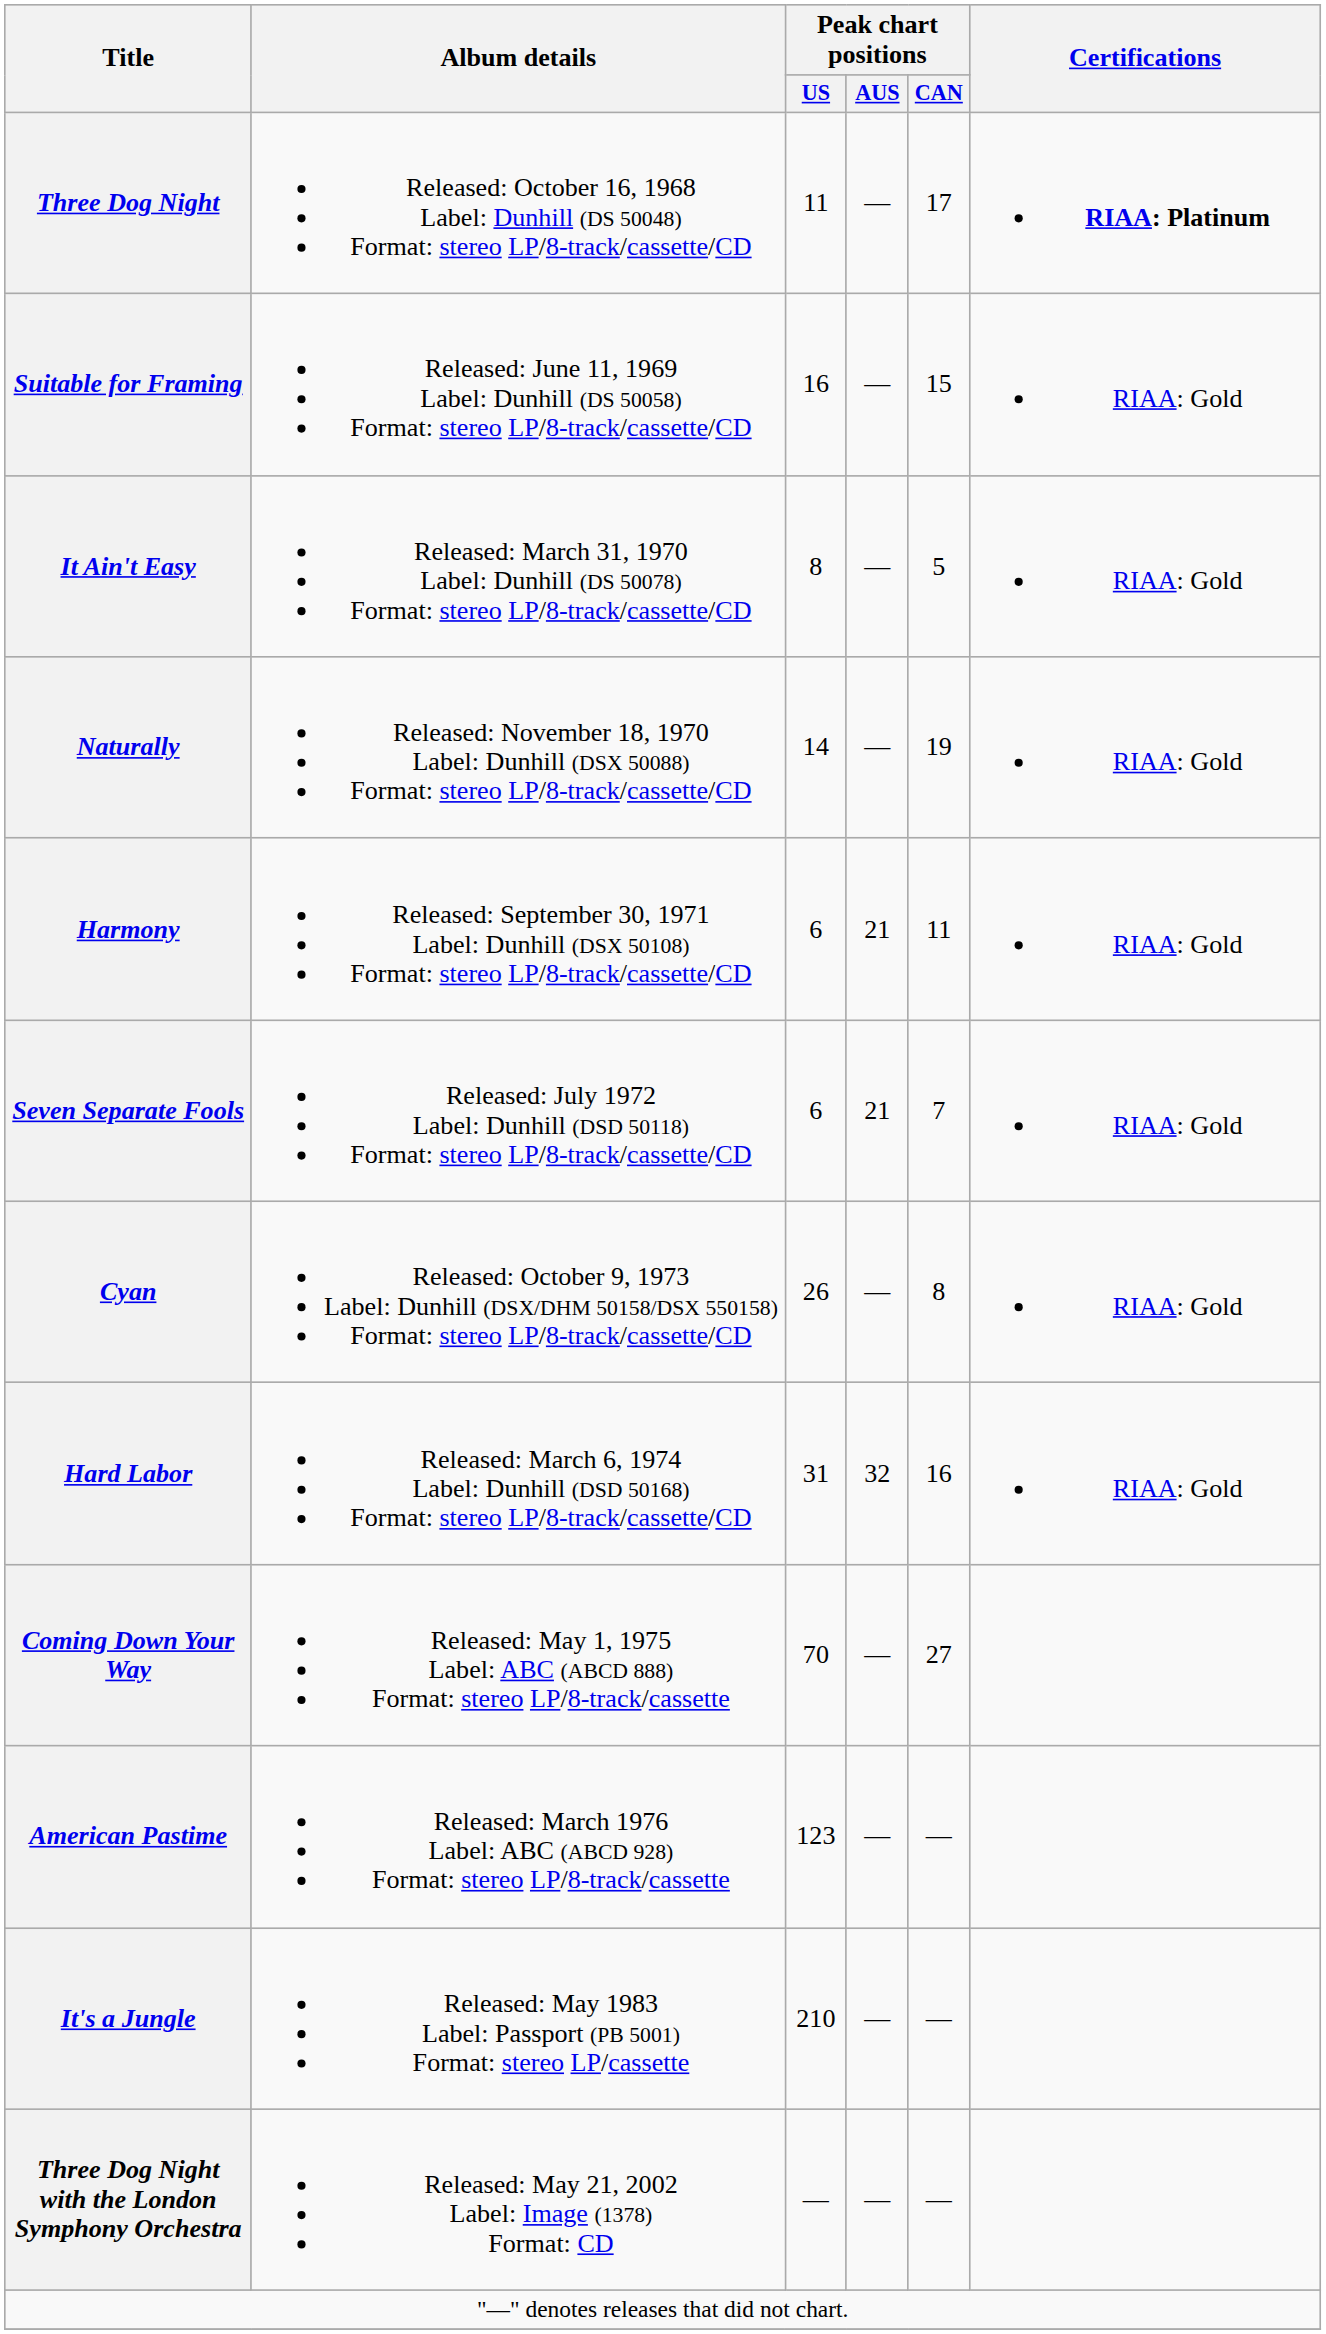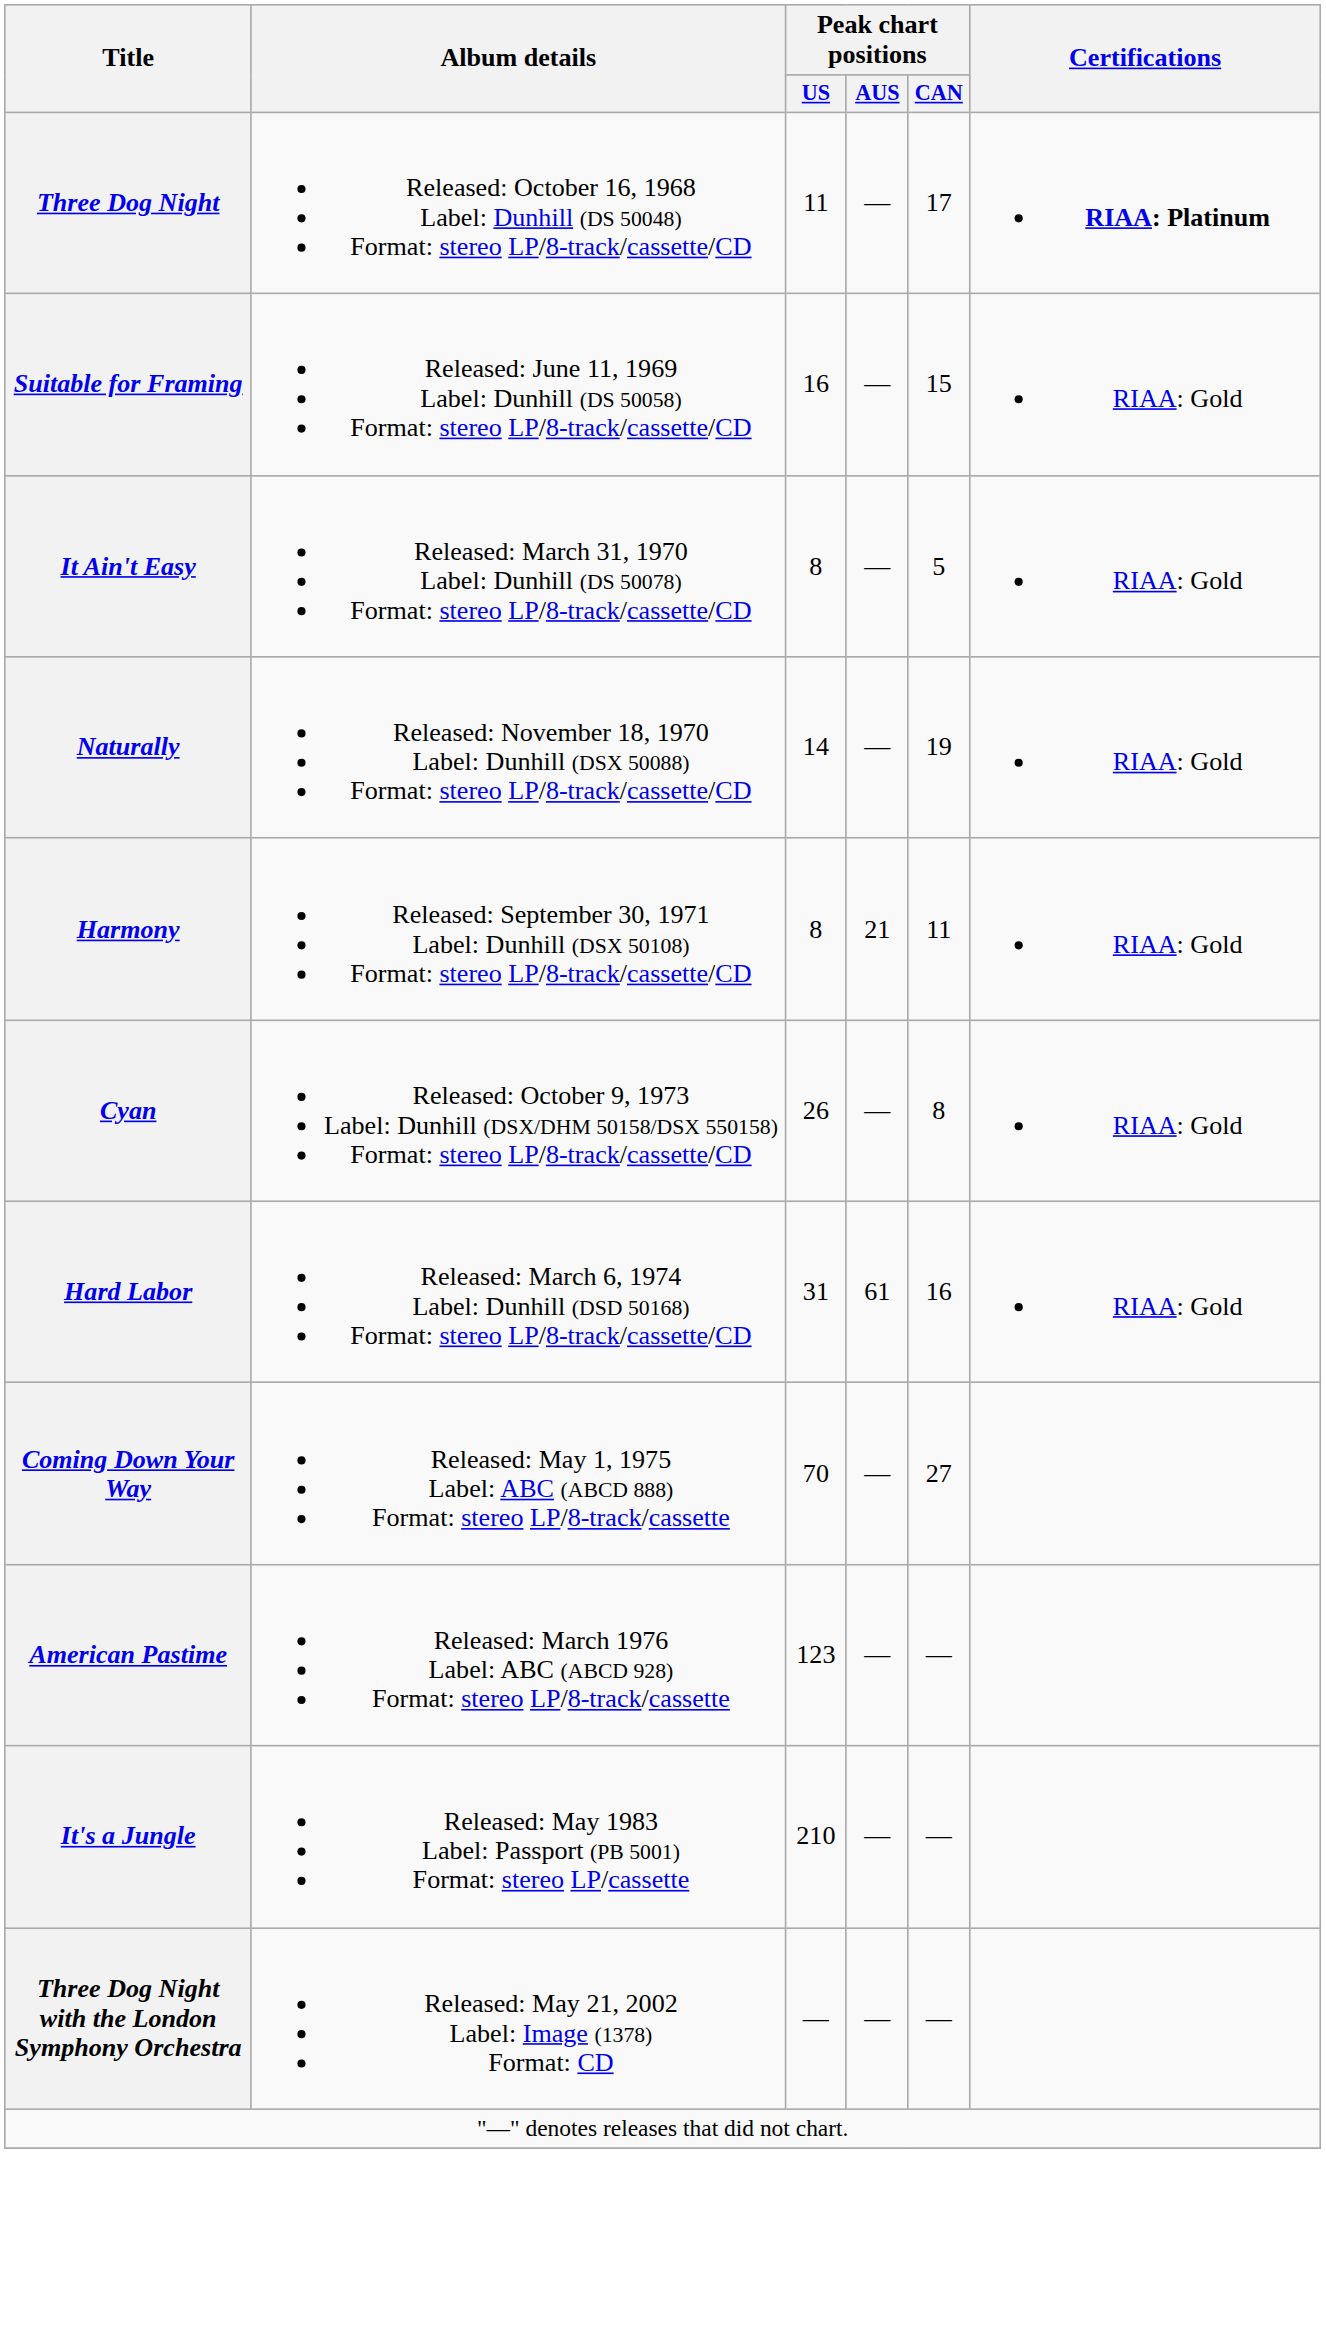(816, 928) 6 -> (816, 928) 8
- row: (128, 1110)
(877, 1473) 32 -> (877, 1291) 61
